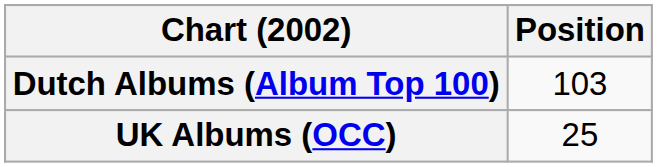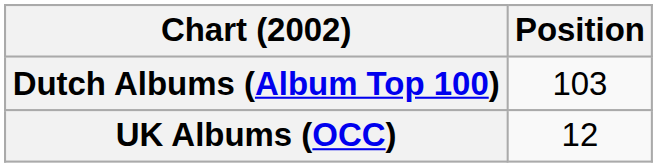(580, 135) 25 -> (580, 135) 12
